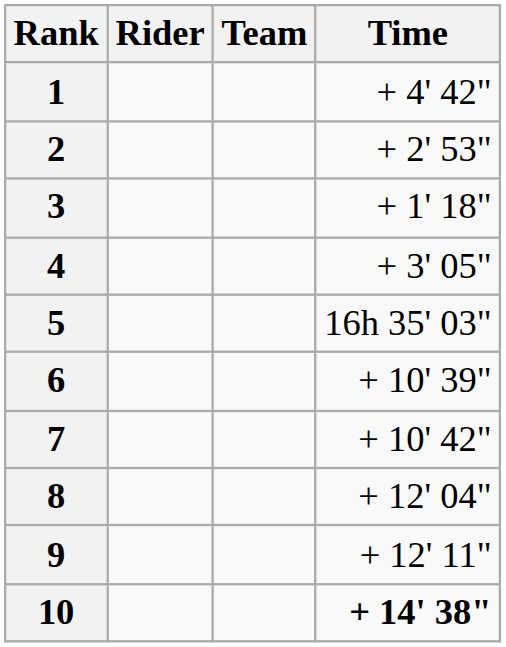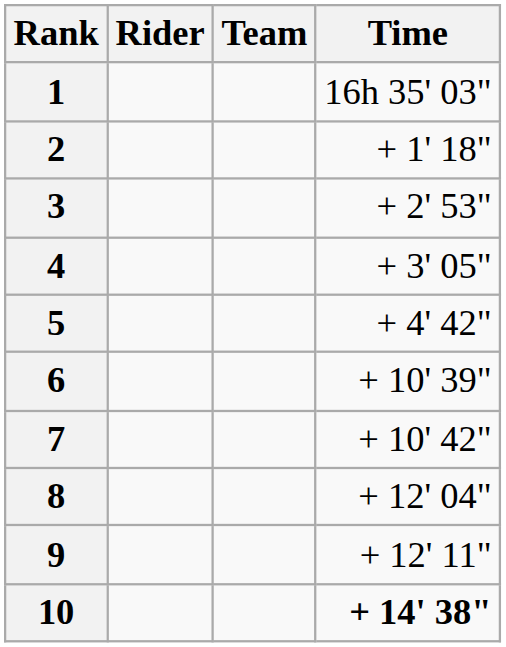(434, 91) + 4' 42" -> (408, 91) 16h 35' 03"
(434, 149) + 2' 53" -> (434, 149) + 1' 18"
(434, 206) + 1' 18" -> (434, 206) + 2' 53"
(408, 322) 16h 35' 03" -> (434, 322) + 4' 42"
